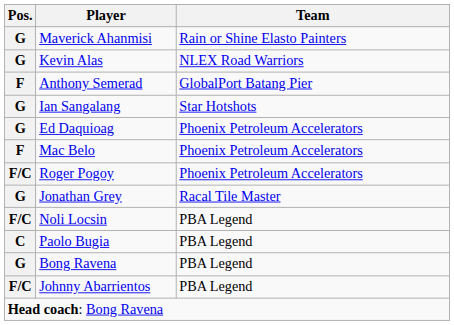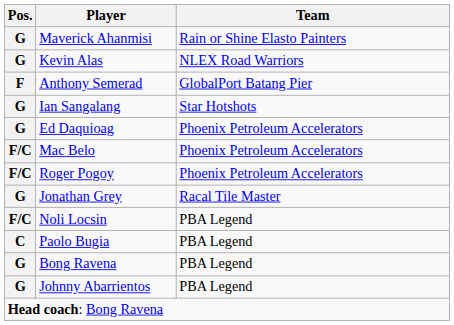(20, 151) F -> (20, 151) F/C
(20, 286) F/C -> (20, 286) G
